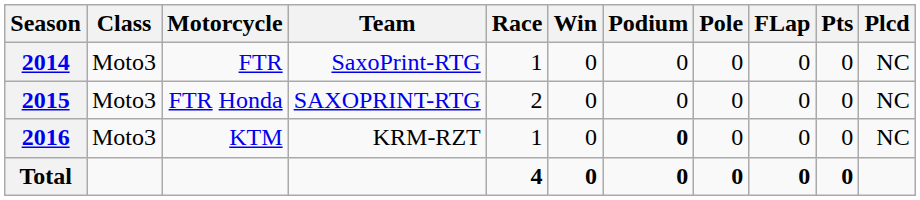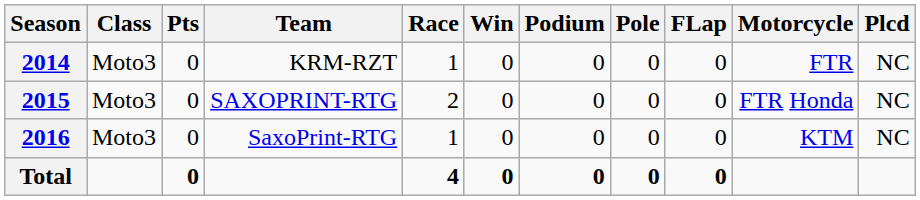columns swapped: (225, 23) <-> (837, 23)
(406, 61) SaxoPrint-RTG -> (343, 61) KRM-RZT
(427, 137) KRM-RZT -> (323, 137) SaxoPrint-RTG
(682, 137) bold -> (599, 137) normal
